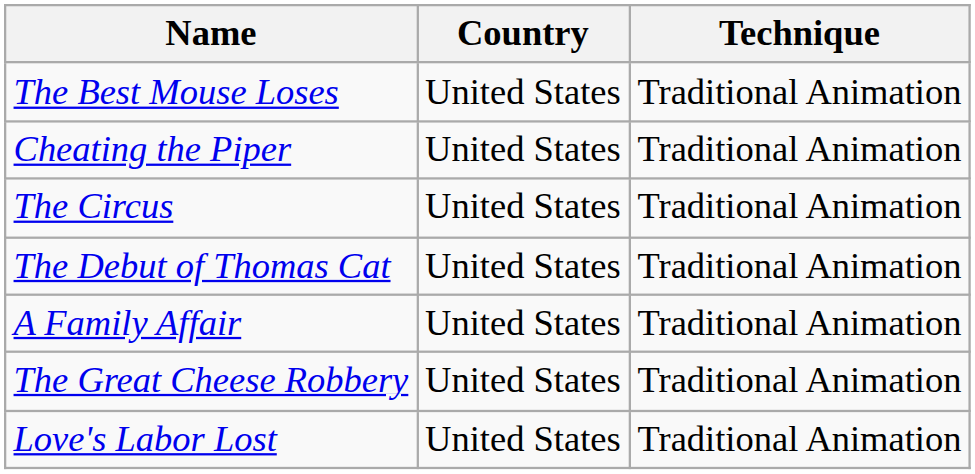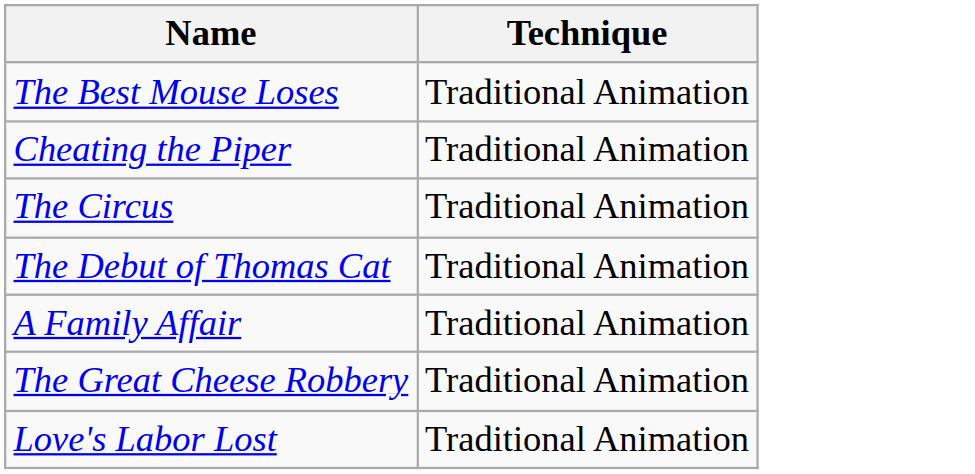- column: (523, 33)
